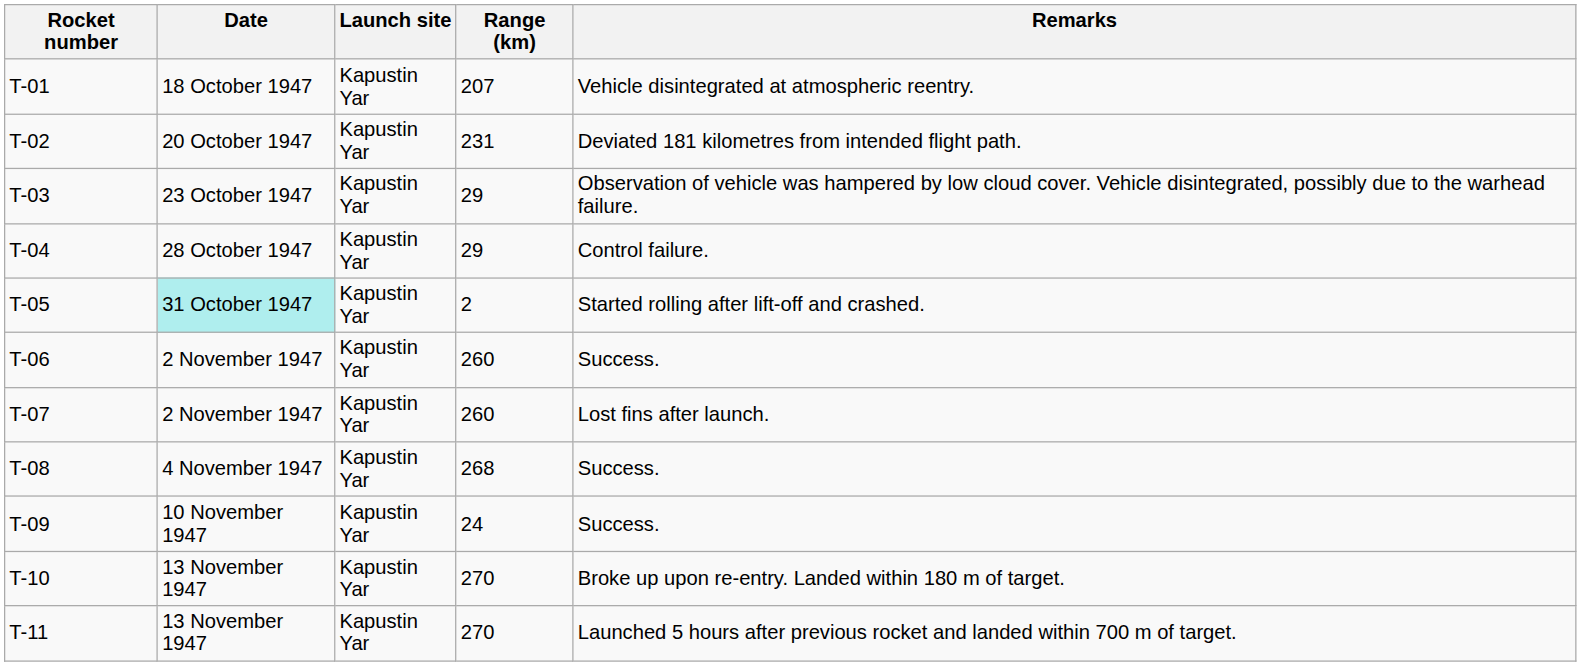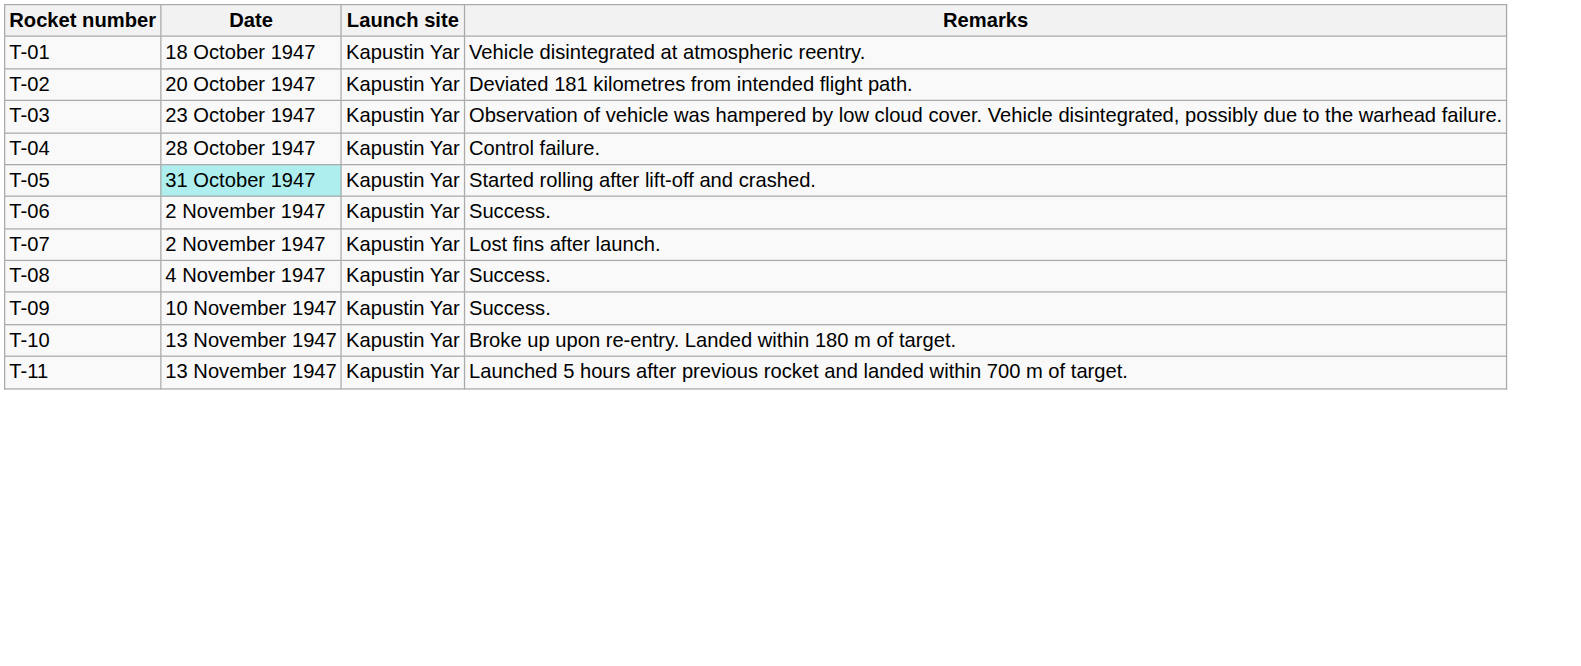- column: (515, 31)
